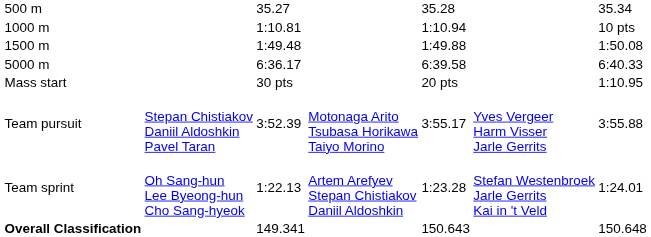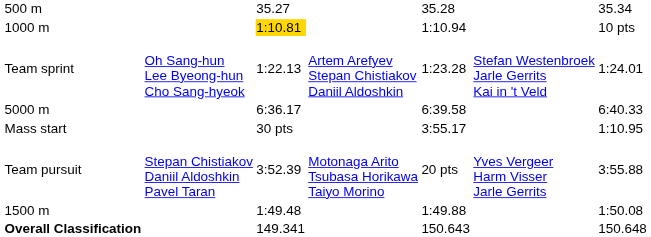(279, 27) no background -> (279, 27) gold background
rows swapped: (27, 46) <-> (39, 188)
(440, 83) 20 pts -> (444, 128) 3:55.17
(444, 124) 3:55.17 -> (440, 169) 20 pts
